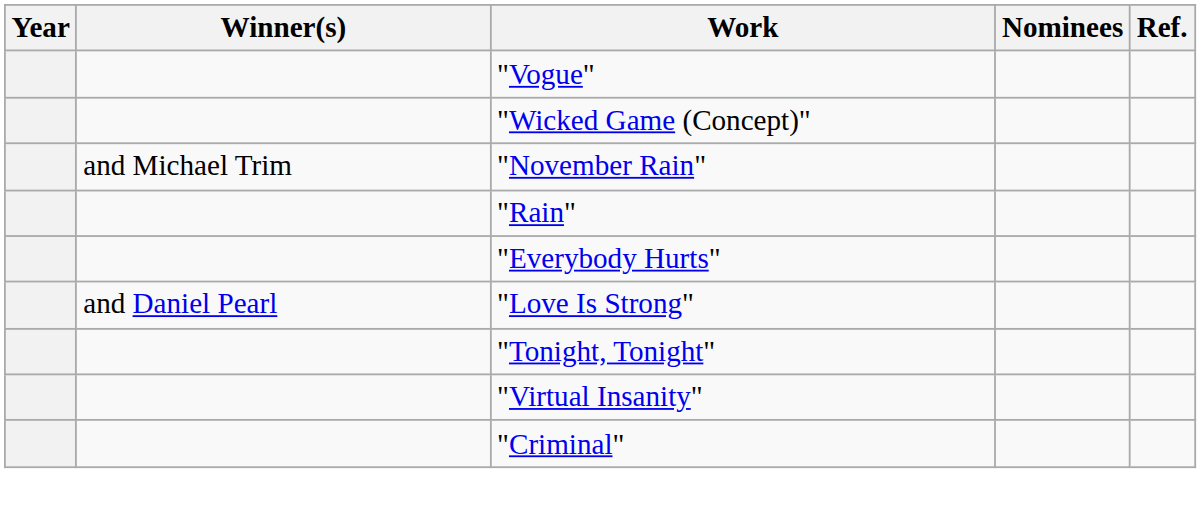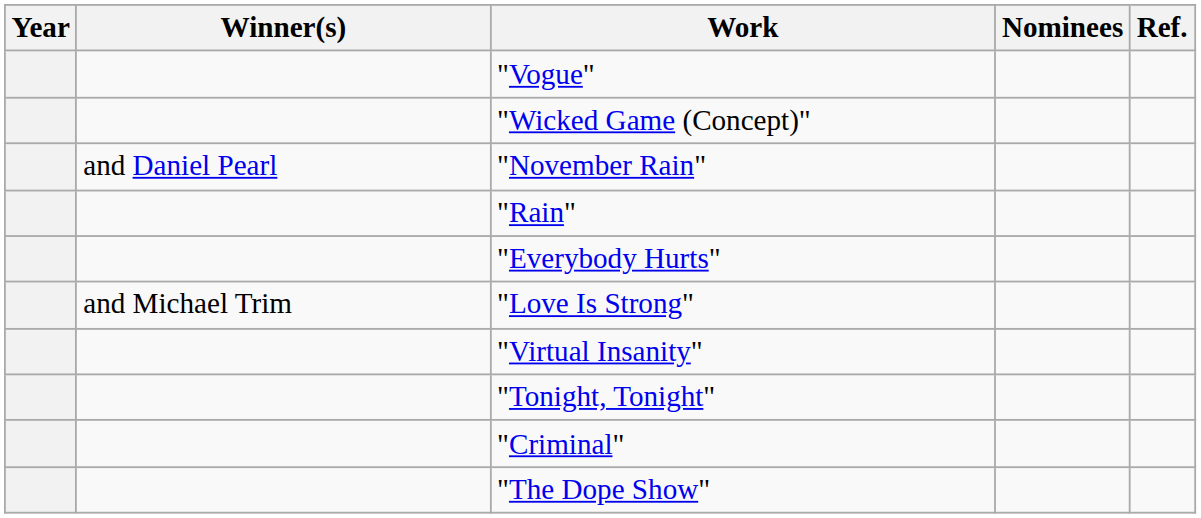(188, 166) and Michael Trim -> (180, 166) and Daniel Pearl
(180, 304) and Daniel Pearl -> (188, 304) and Michael Trim
rows swapped: (606, 350) <-> (600, 397)
+ row: (604, 489)
